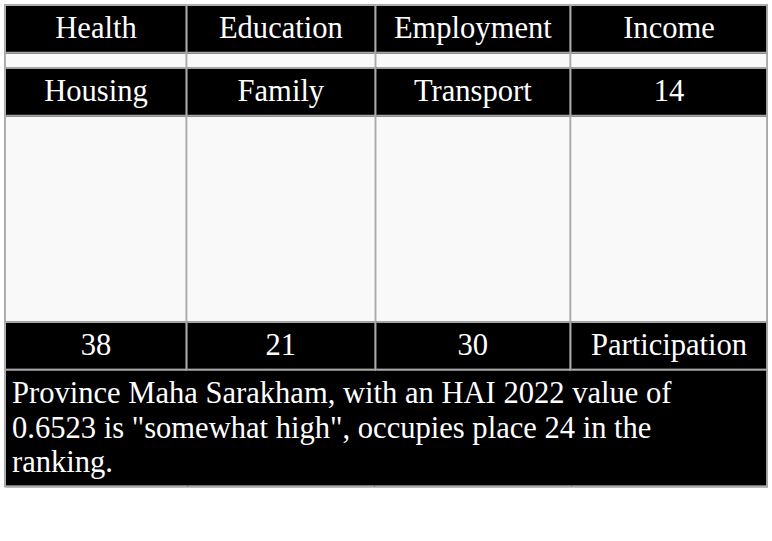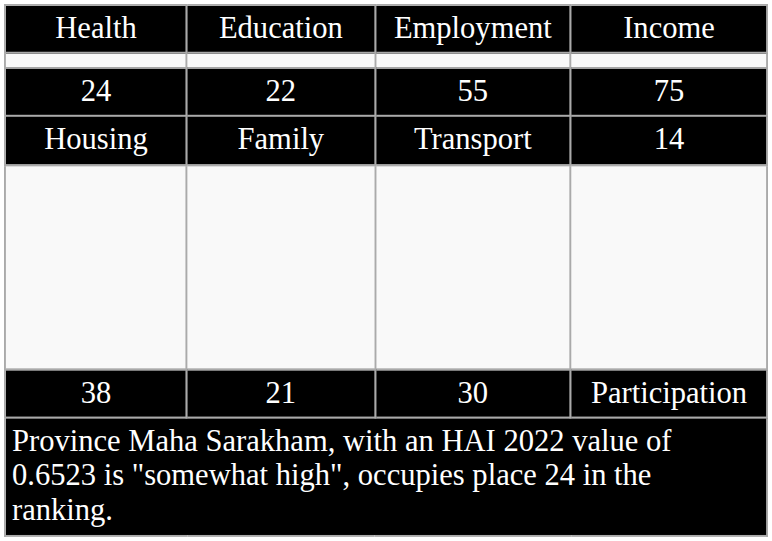+ row: (96, 91)
